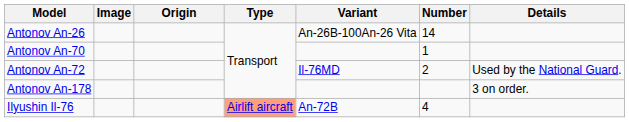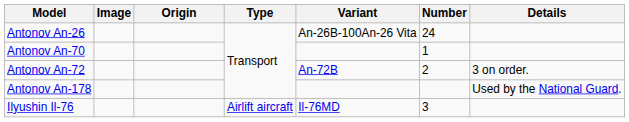(429, 32) 14 -> (429, 32) 24
(319, 70) Il-76MD -> (318, 70) An-72B
(547, 70) Used by the National Guard. -> (501, 70) 3 on order.
(501, 88) 3 on order. -> (547, 88) Used by the National Guard.
(260, 107) lightsalmon background -> (260, 107) no background
(318, 107) An-72B -> (319, 107) Il-76MD
(425, 107) 4 -> (425, 107) 3
